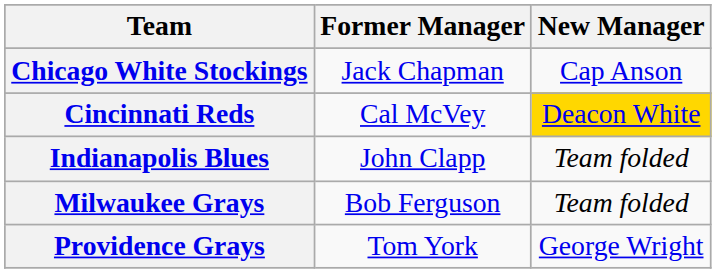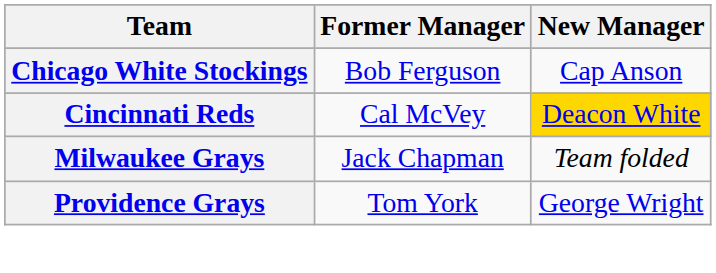(423, 70) Jack Chapman -> (423, 70) Bob Ferguson
- row: (159, 158)
(423, 202) Bob Ferguson -> (423, 158) Jack Chapman
